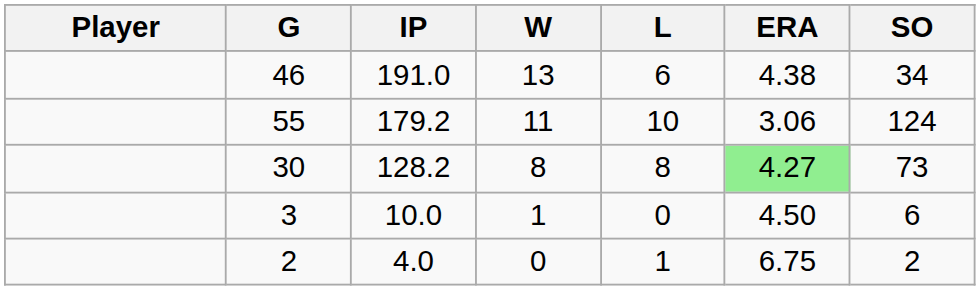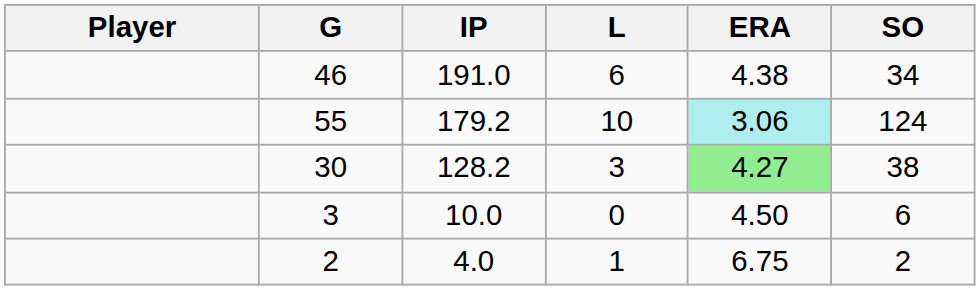- column: (538, 27)
(787, 121) no background -> (760, 121) paleturquoise background
(663, 167) 8 -> (617, 167) 3
(912, 167) 73 -> (903, 167) 38
